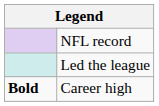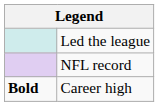rows swapped: (105, 64) <-> (96, 40)
